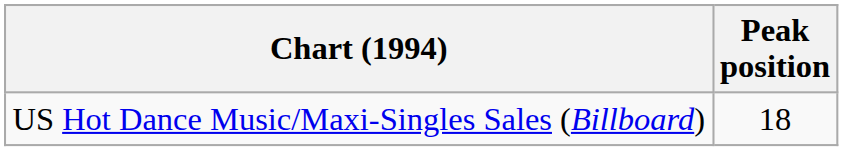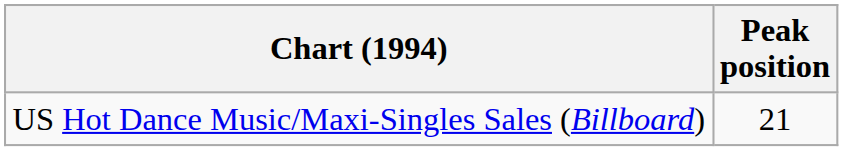(775, 118) 18 -> (775, 118) 21
